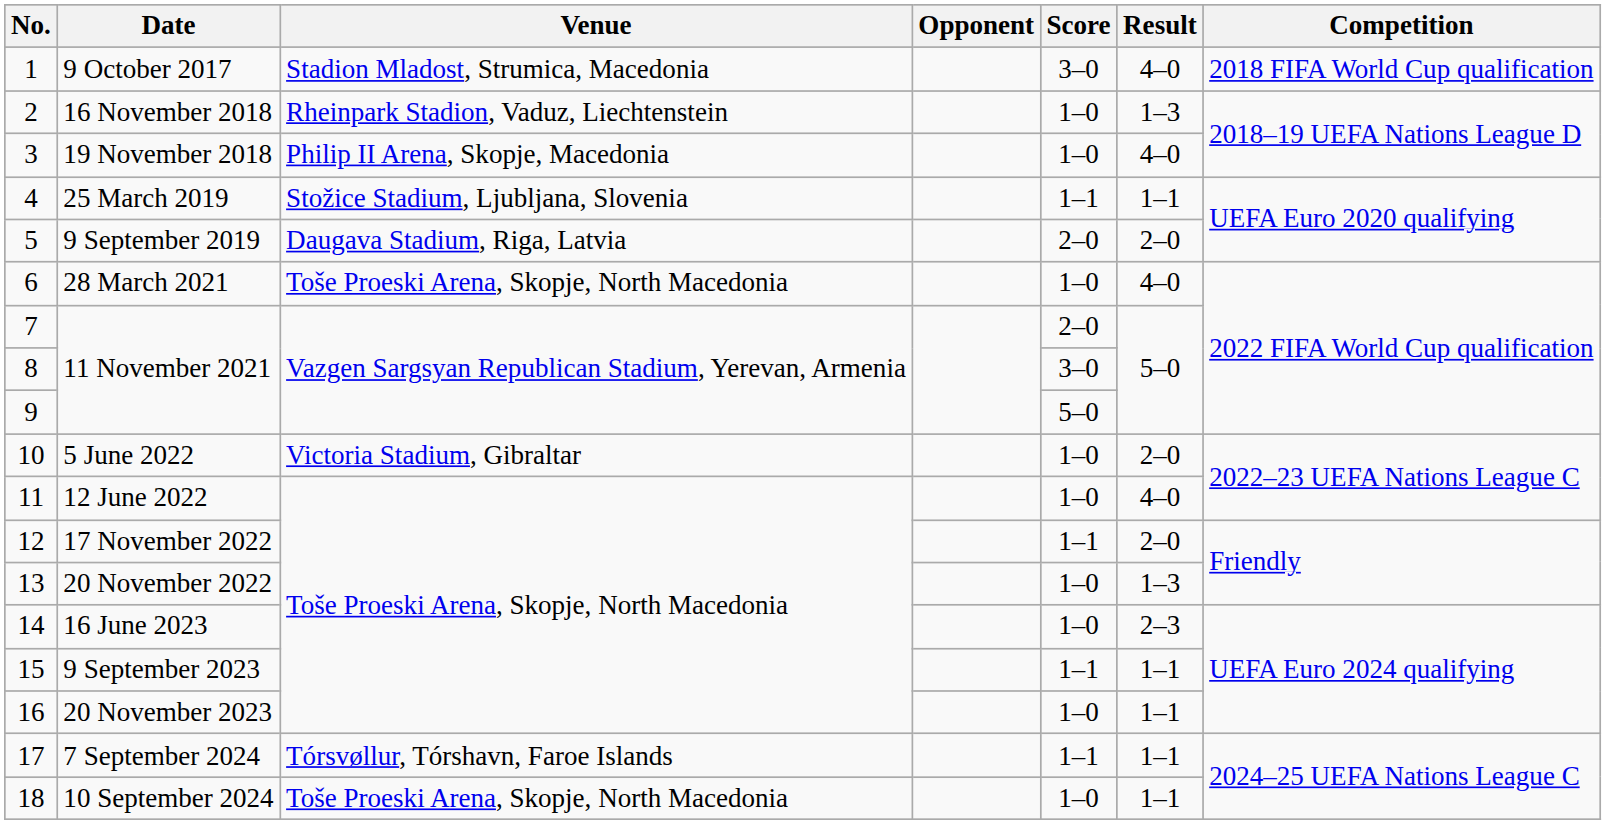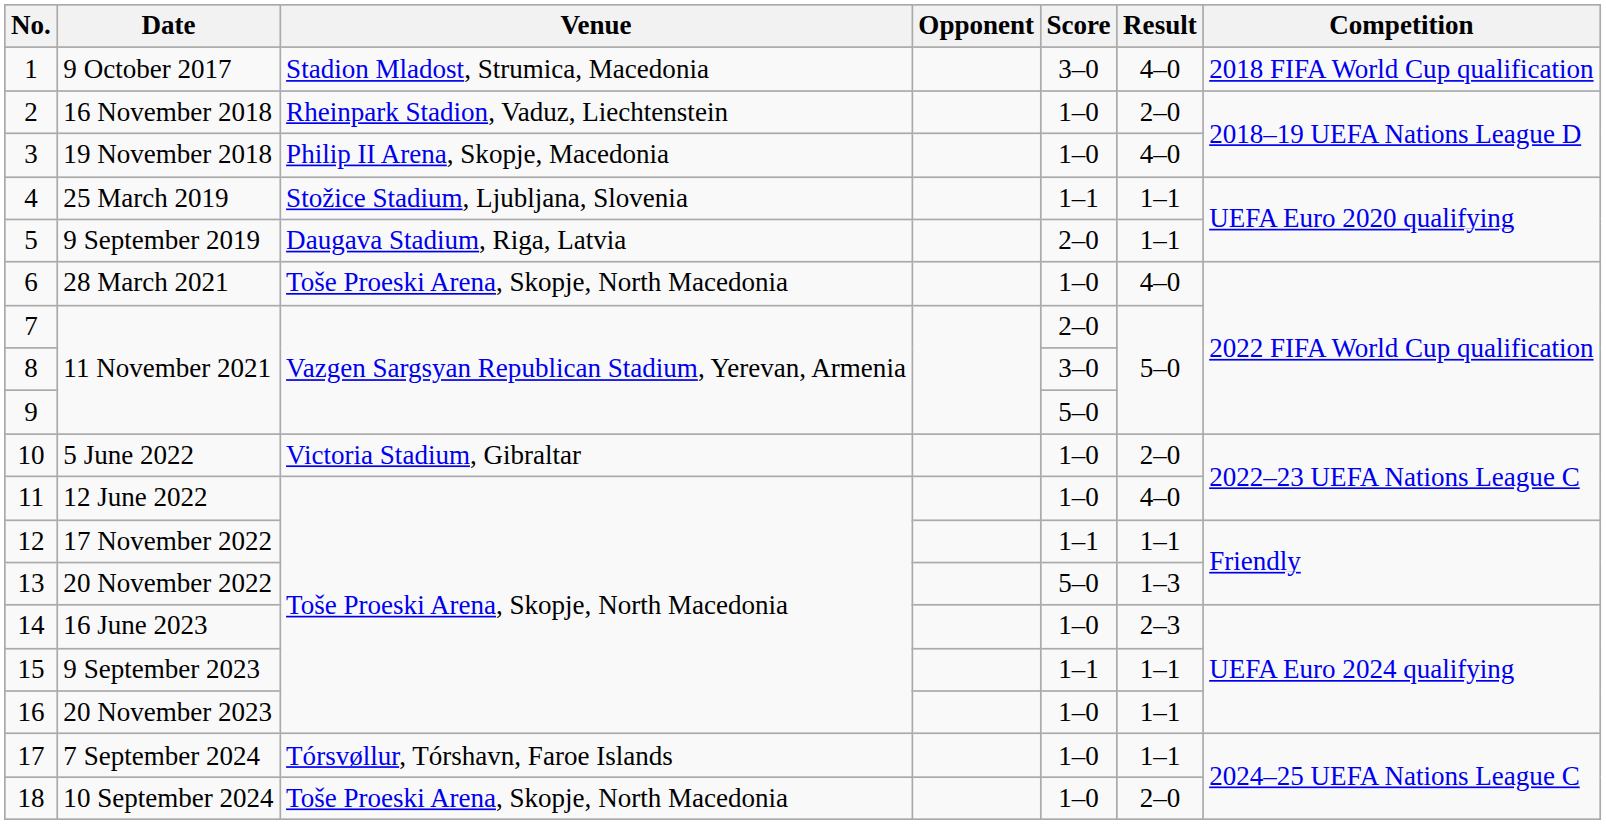(1160, 111) 1–3 -> (1160, 111) 2–0
(1160, 240) 2–0 -> (1160, 240) 1–1
(1160, 540) 2–0 -> (1160, 540) 1–1
(1079, 583) 1–0 -> (1079, 583) 5–0
(1079, 754) 1–1 -> (1079, 754) 1–0
(1160, 797) 1–1 -> (1160, 797) 2–0
